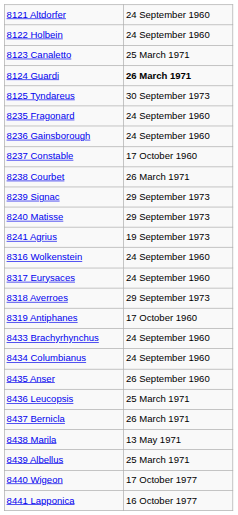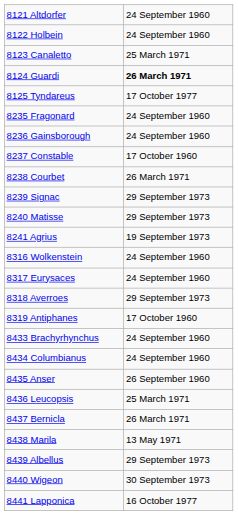(168, 95) 30 September 1973 -> (161, 95) 17 October 1977
(158, 459) 25 March 1971 -> (168, 459) 29 September 1973
(161, 480) 17 October 1977 -> (168, 480) 30 September 1973
